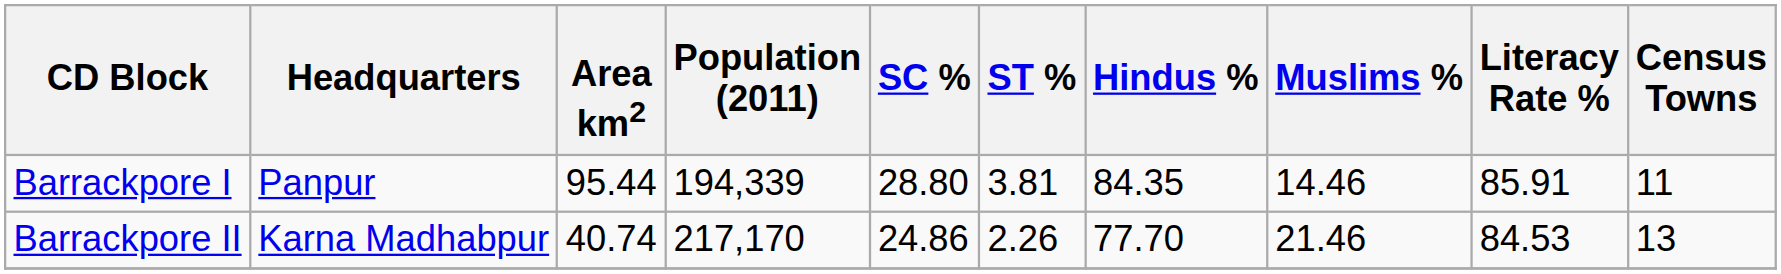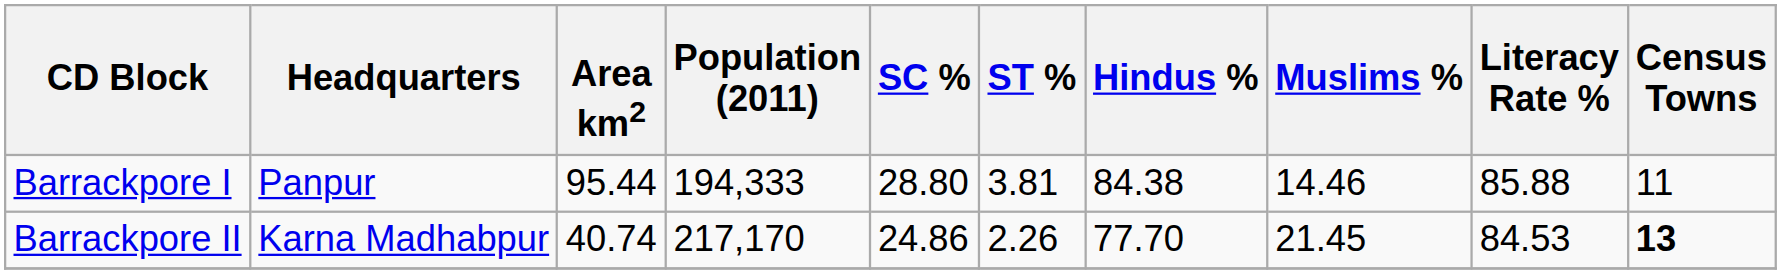(739, 182) 194,339 -> (739, 182) 194,333
(1138, 182) 84.35 -> (1138, 182) 84.38
(1525, 182) 85.91 -> (1525, 182) 85.88
(1321, 240) 21.46 -> (1321, 240) 21.45
(1656, 240) normal -> (1656, 240) bold
